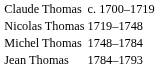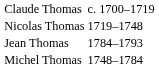rows swapped: (43, 43) <-> (37, 60)
